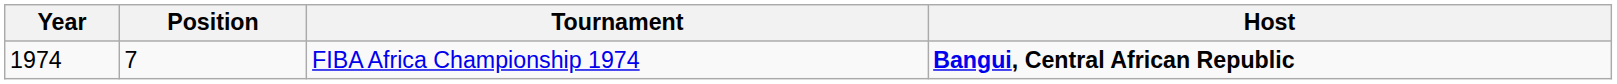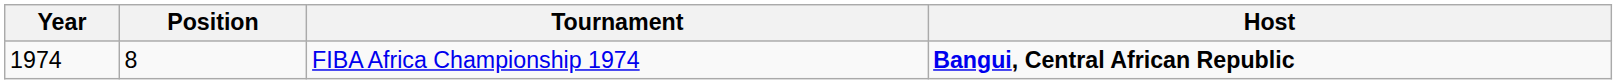(131, 59) 7 -> (131, 59) 8
